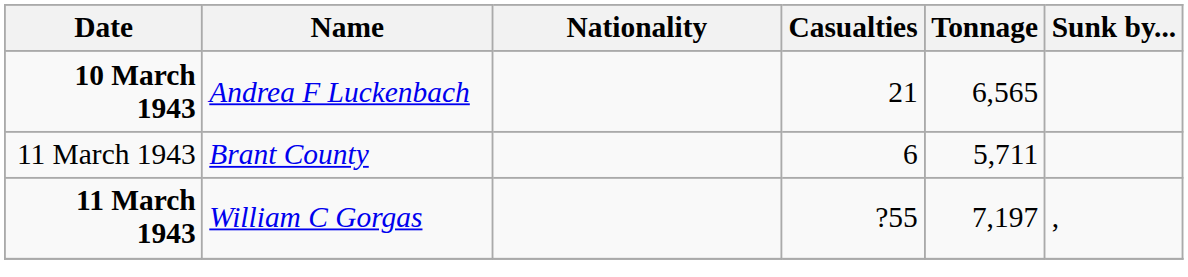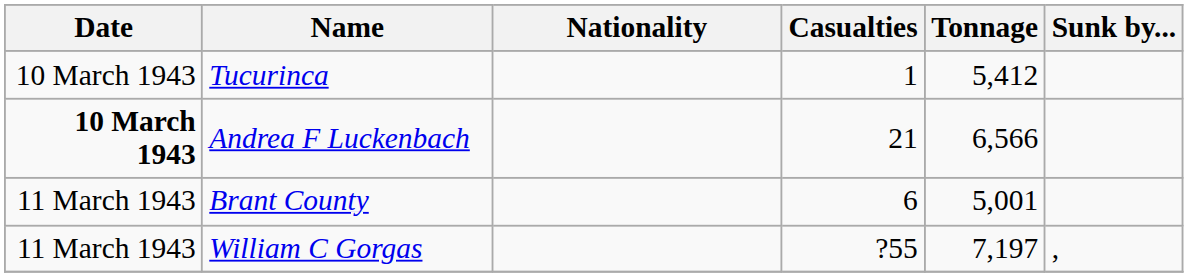+ row: (269, 74)
(1005, 91) 6,565 -> (1005, 137) 6,566
(1006, 154) 5,711 -> (1005, 201) 5,001
(136, 217) bold -> (106, 247) normal
